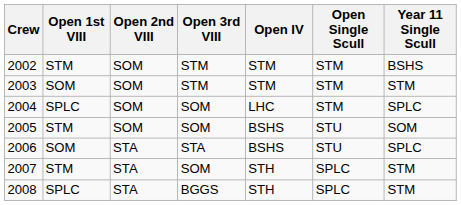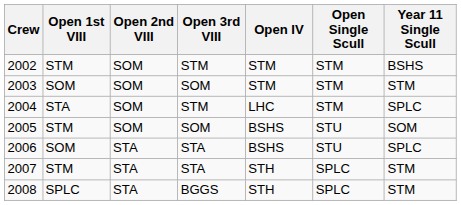(195, 86) STM -> (196, 86) SOM
(63, 106) SPLC -> (58, 106) STA
(196, 106) SOM -> (195, 106) STM
(196, 169) SOM -> (193, 169) STA
